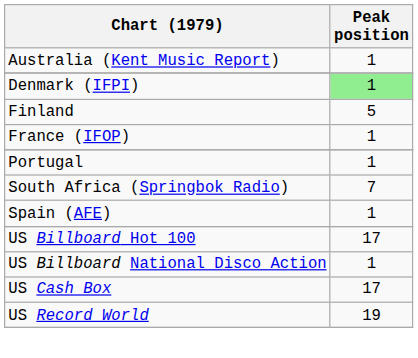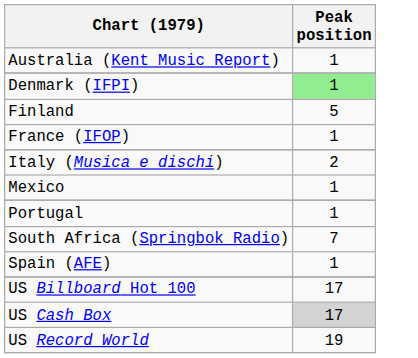+ row: (116, 162)
+ row: (36, 188)
- row: (167, 264)
(372, 290) no background -> (334, 315) lightgrey background
